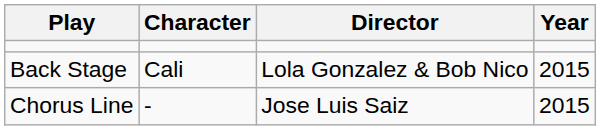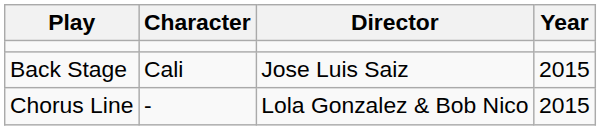(395, 69) Lola Gonzalez & Bob Nico -> (335, 69) Jose Luis Saiz
(335, 105) Jose Luis Saiz -> (395, 105) Lola Gonzalez & Bob Nico
